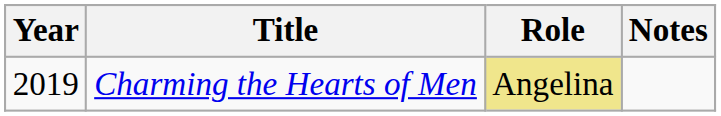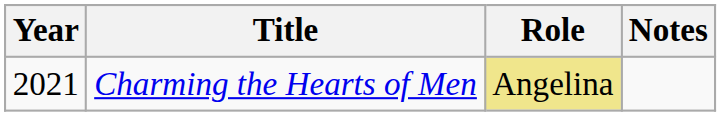(46, 83) 2019 -> (46, 83) 2021
